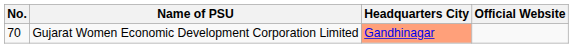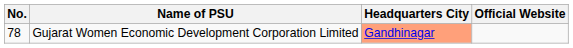(14, 33) 70 -> (14, 33) 78
